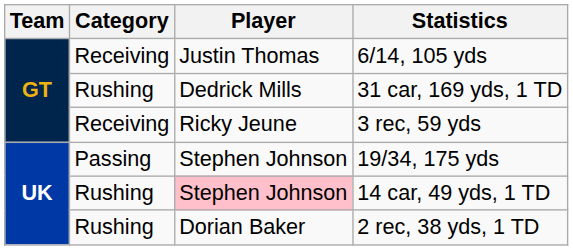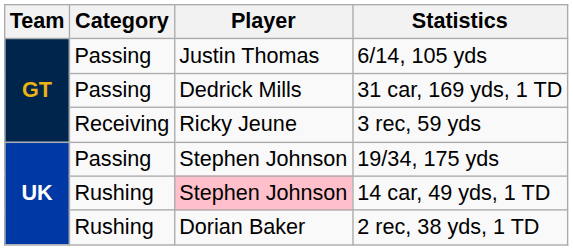(122, 55) Receiving -> (113, 55) Passing
(114, 90) Rushing -> (113, 90) Passing
